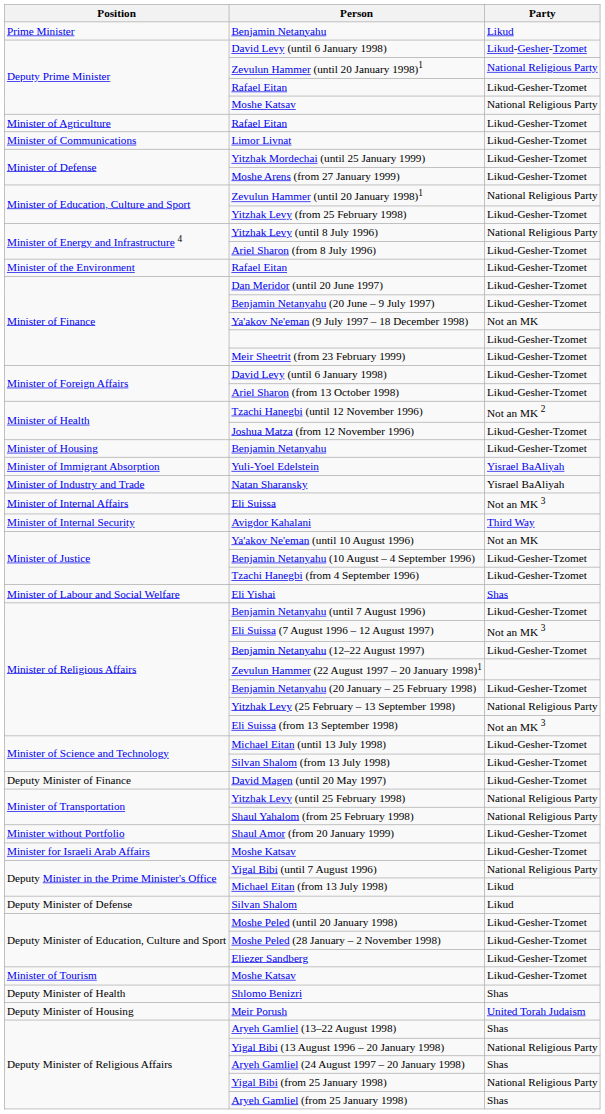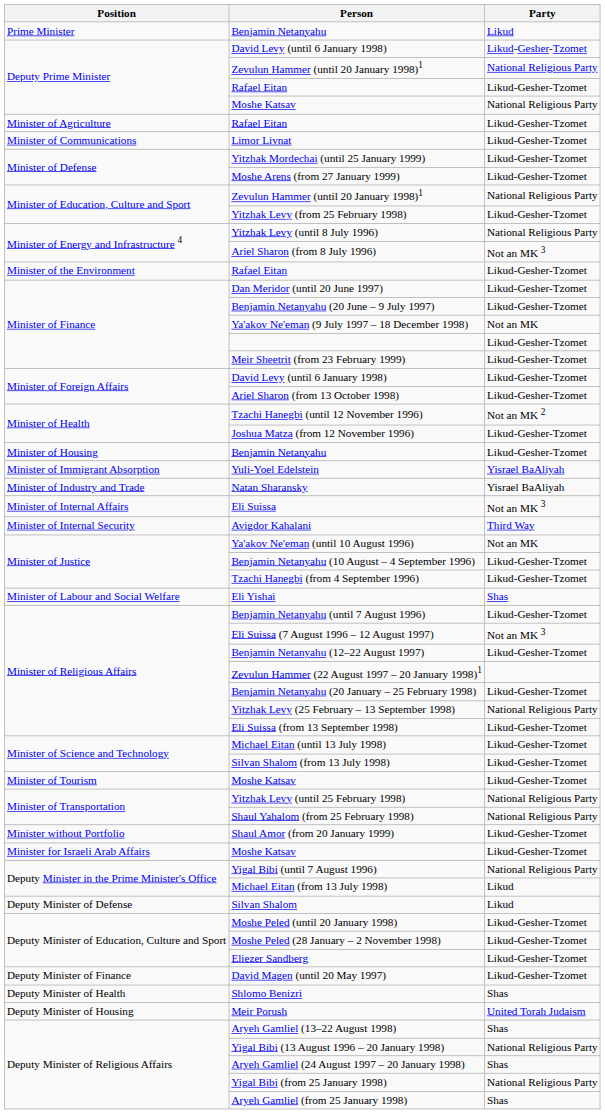(537, 250) Likud-Gesher-Tzomet -> (516, 251) Not an MK 3
(516, 725) Not an MK 3 -> (537, 727) Likud-Gesher-Tzomet
rows swapped: (52, 976) <-> (69, 780)
